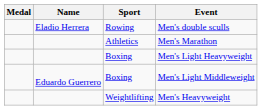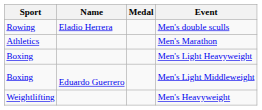columns swapped: (19, 12) <-> (129, 12)
